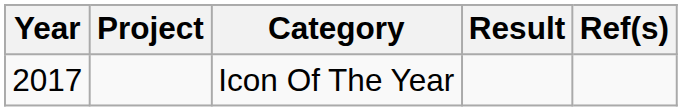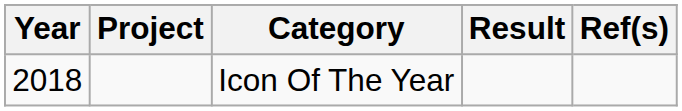(47, 79) 2017 -> (47, 79) 2018
